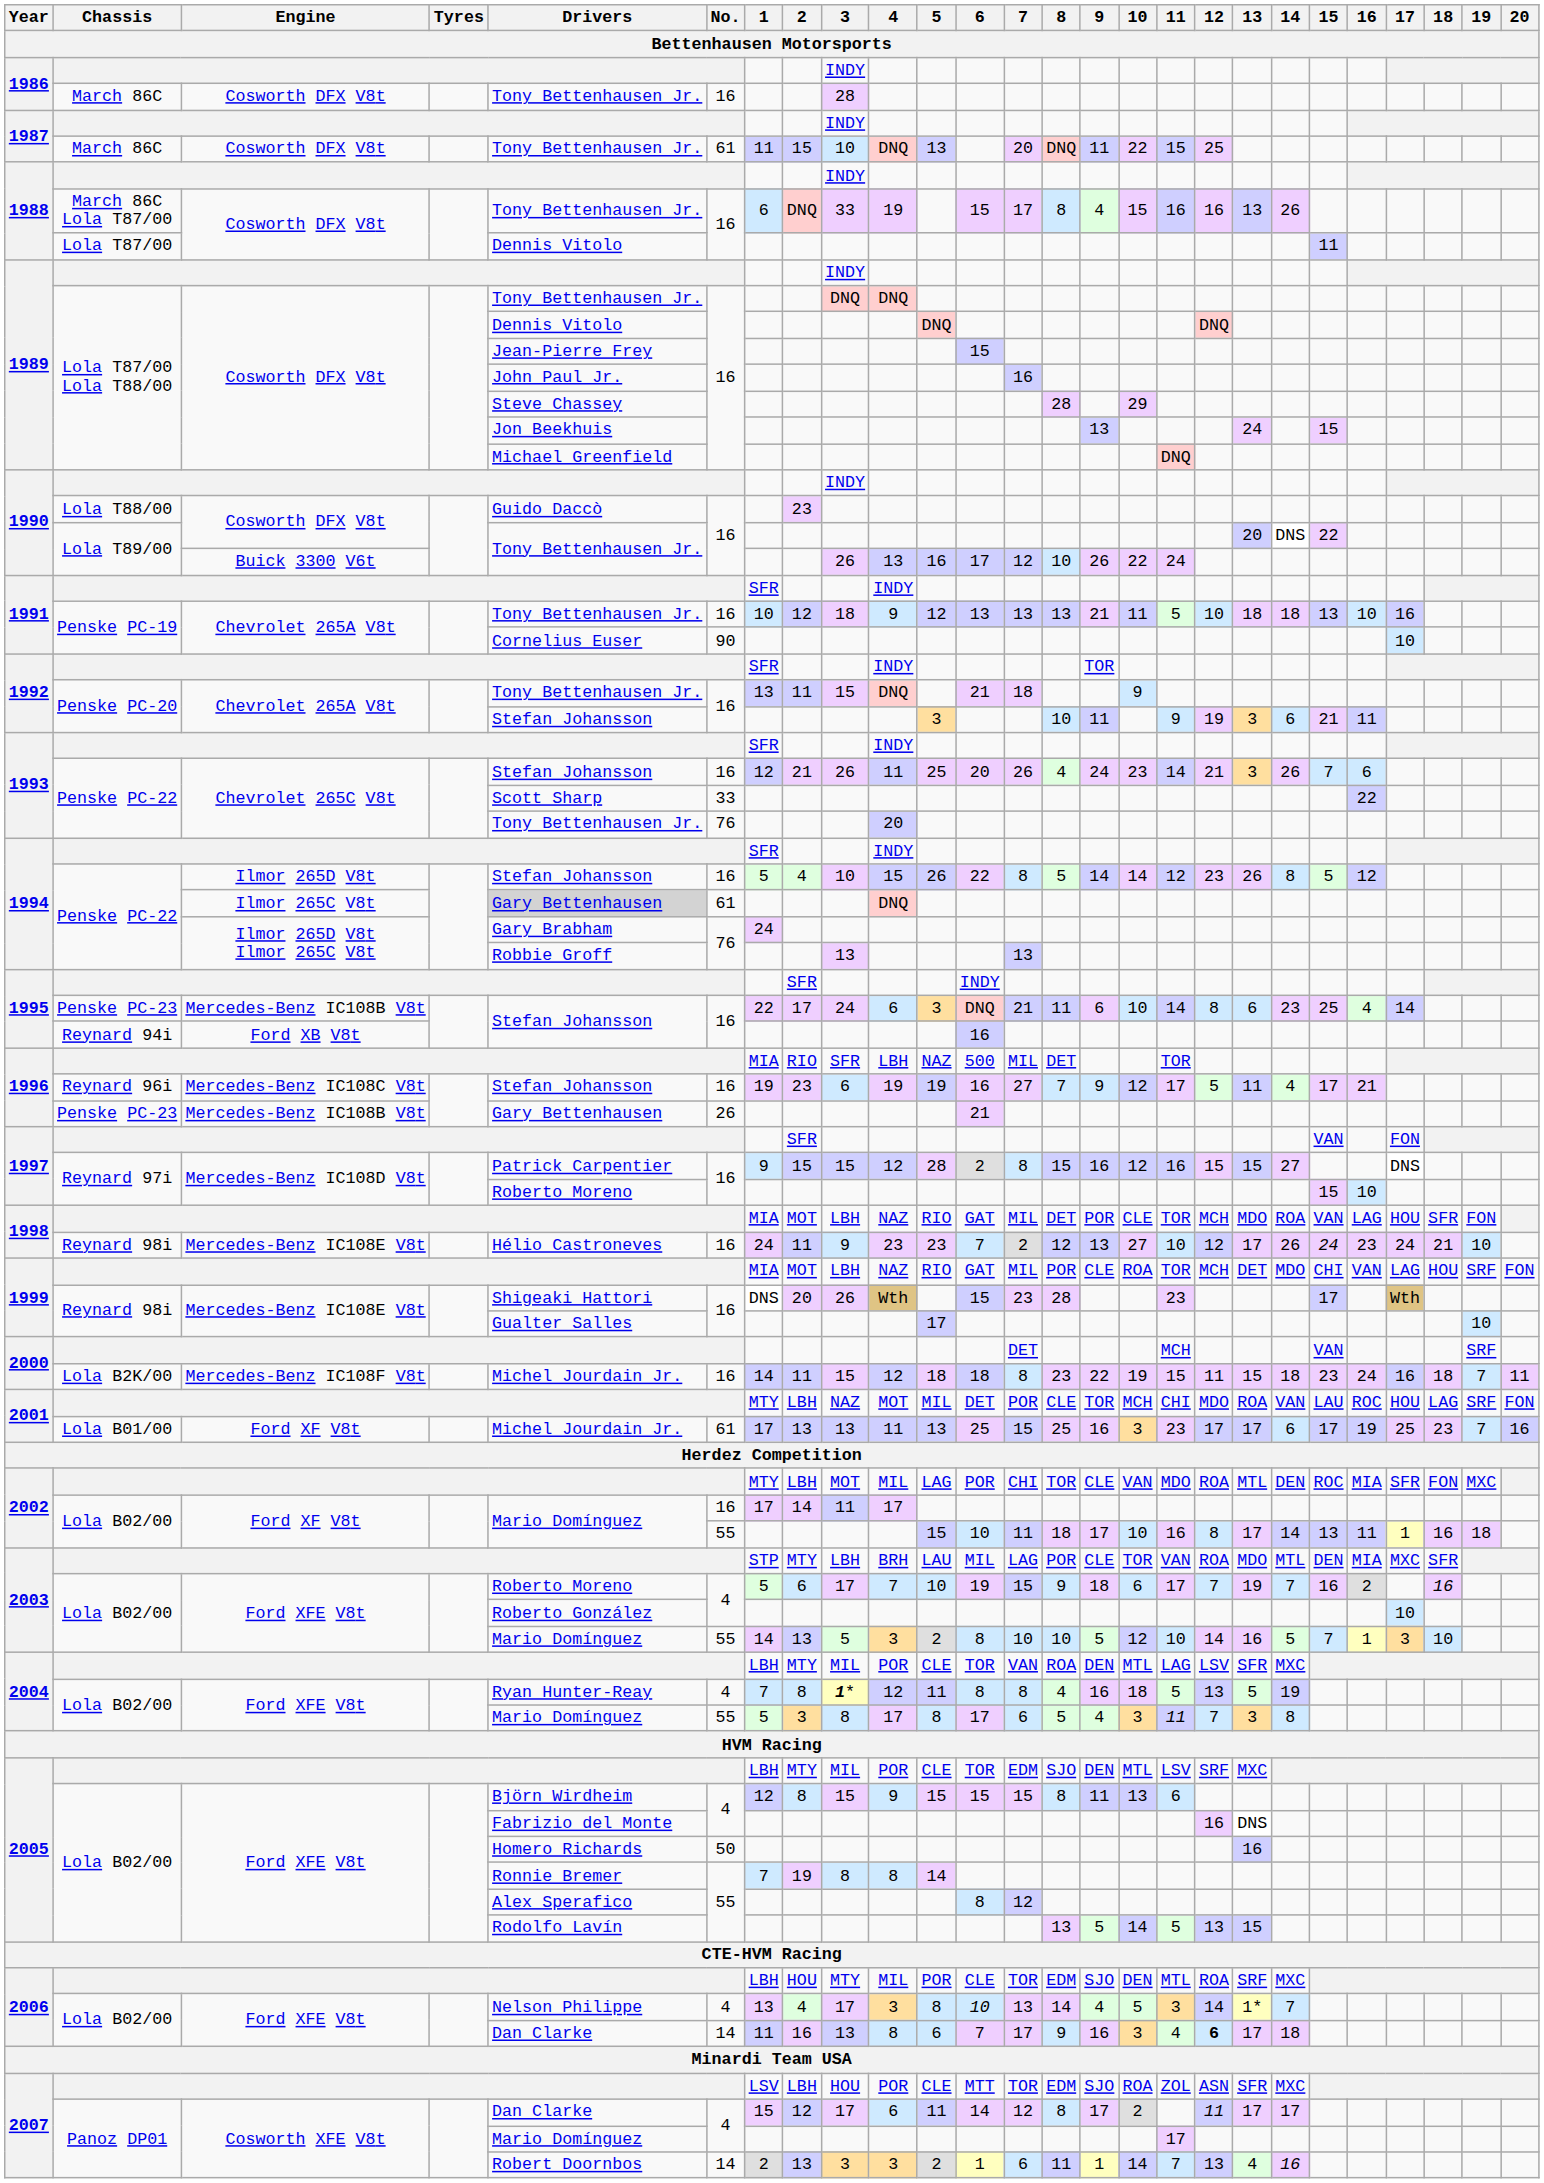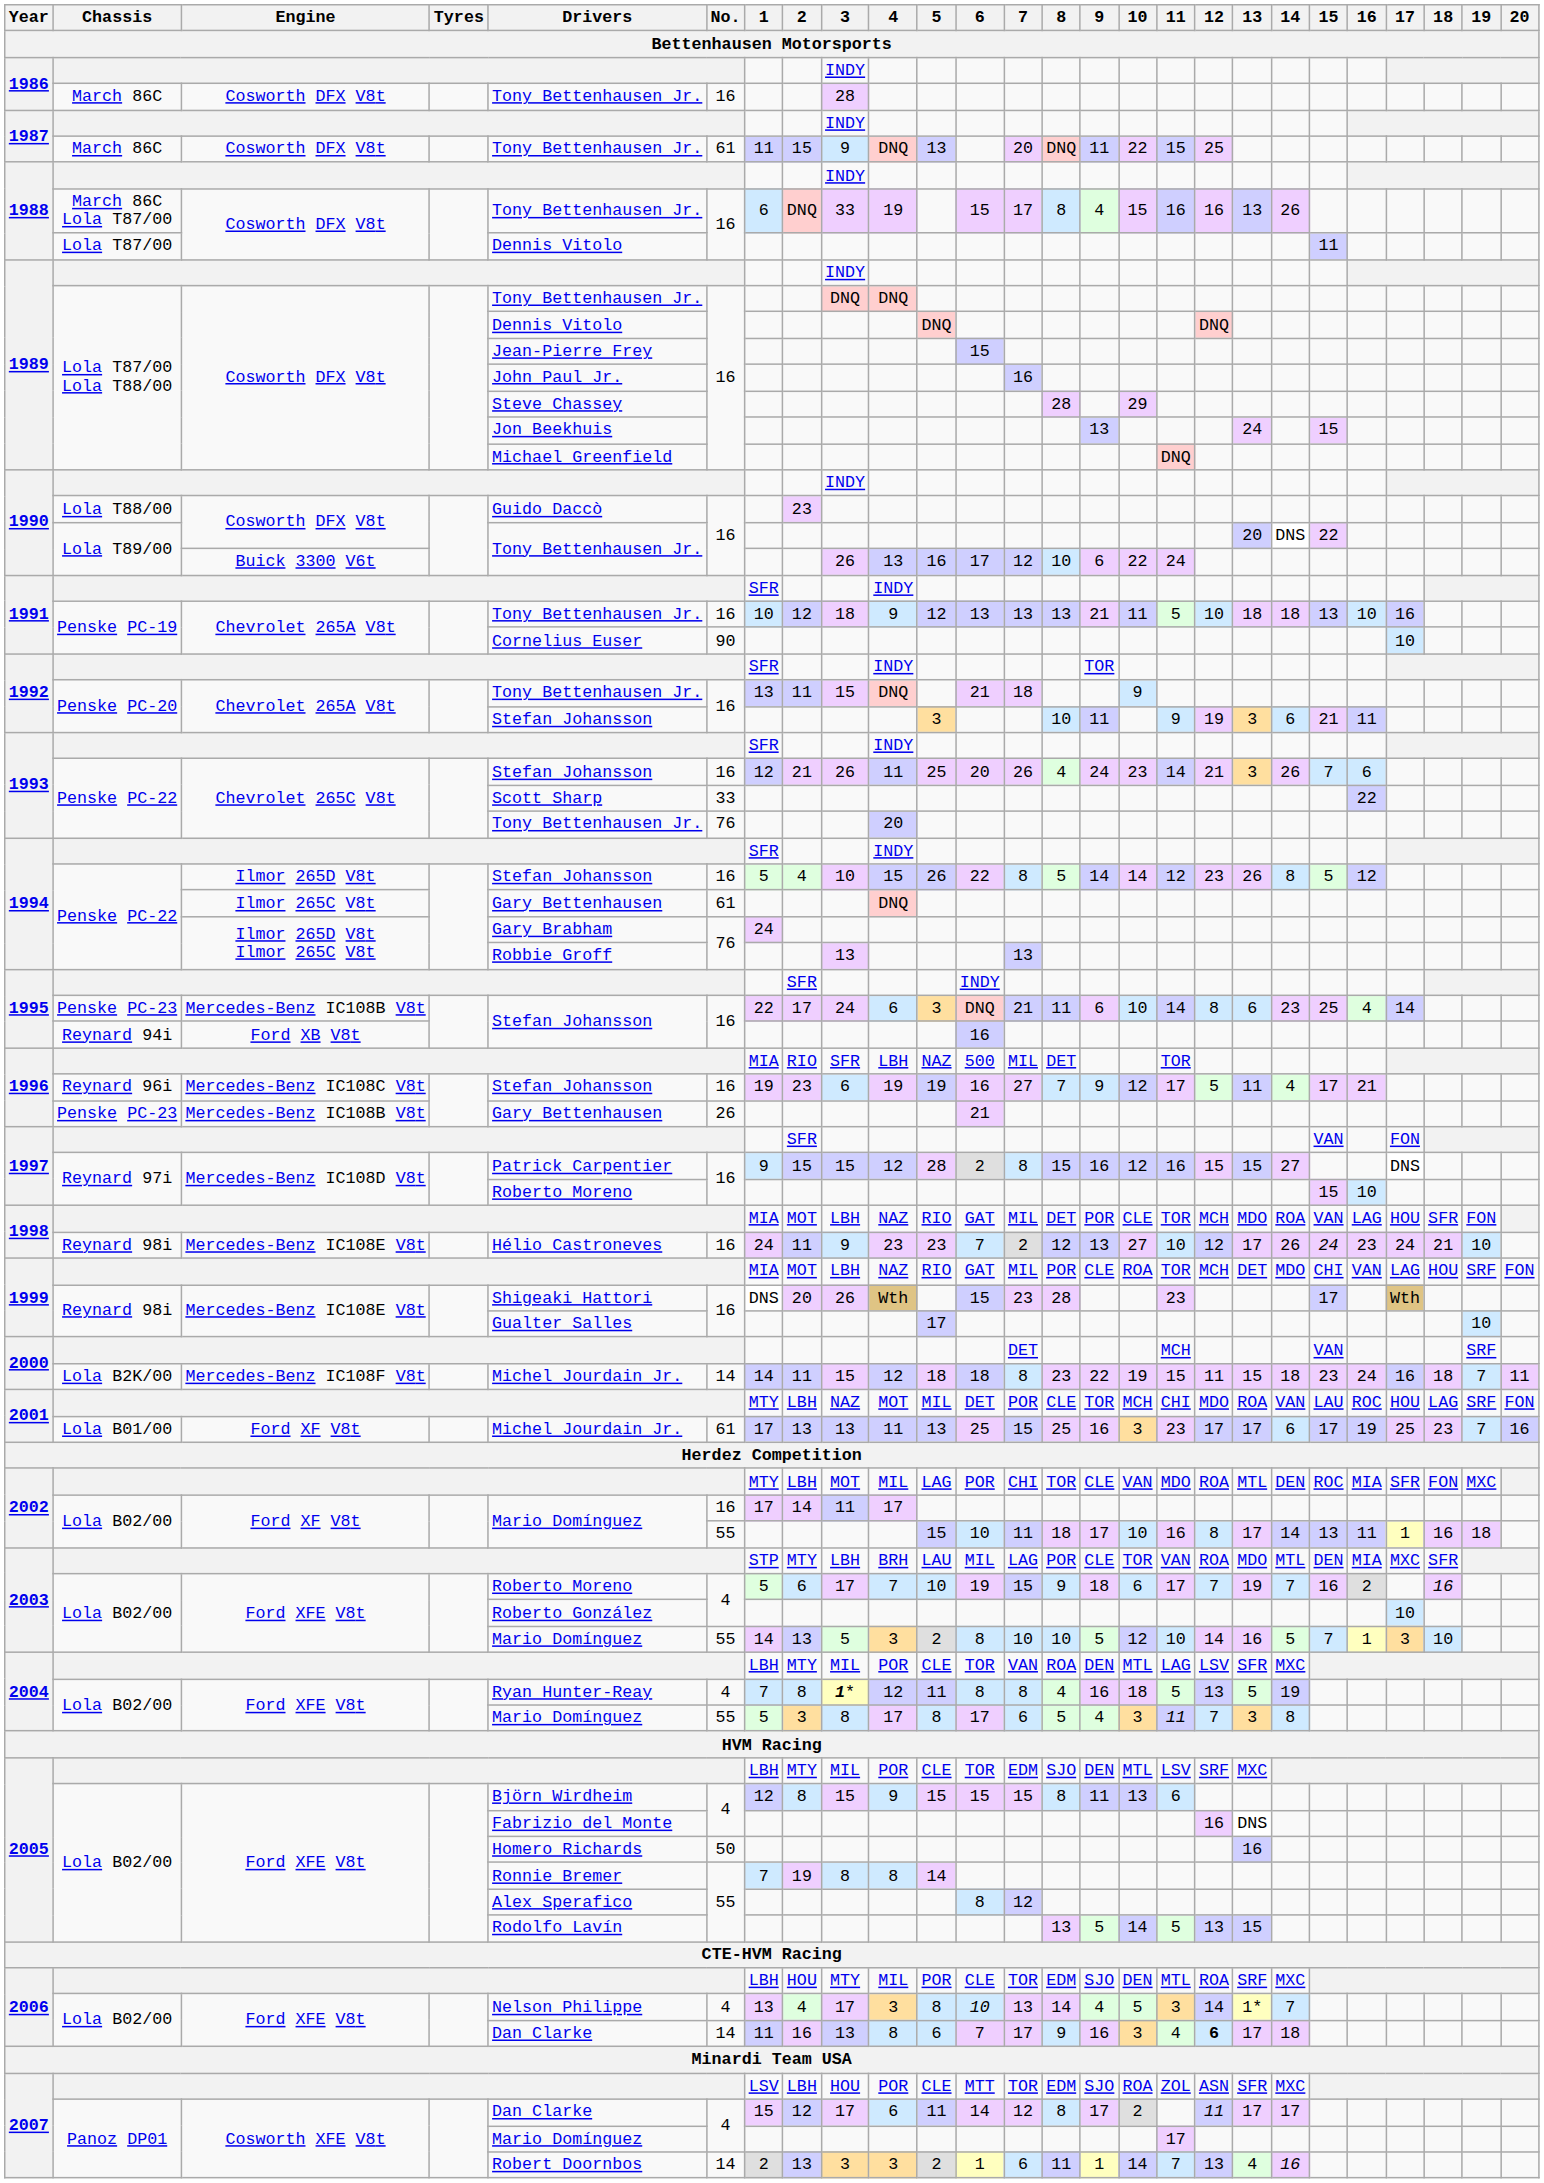(845, 149) 10 -> (845, 149) 9
(1099, 562) 26 -> (1099, 562) 6
(577, 903) lightgrey background -> (577, 903) no background
(725, 1377) 16 -> (725, 1377) 14
